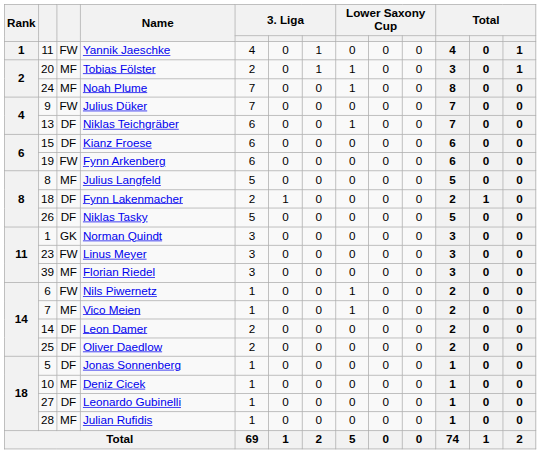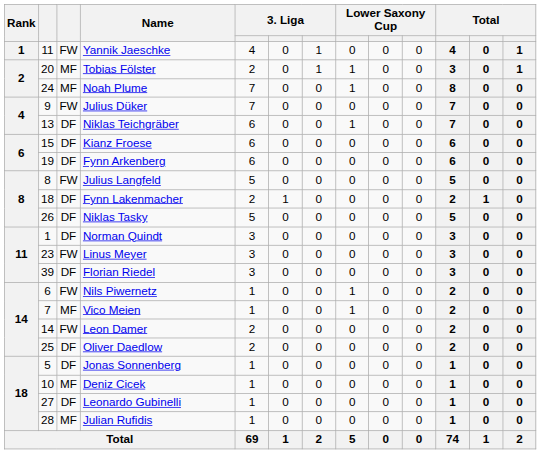(68, 161) FW -> (68, 161) DF
(68, 180) MF -> (68, 180) FW
(68, 236) GK -> (68, 236) DF
(68, 273) MF -> (68, 273) DF
(68, 328) DF -> (68, 328) FW
